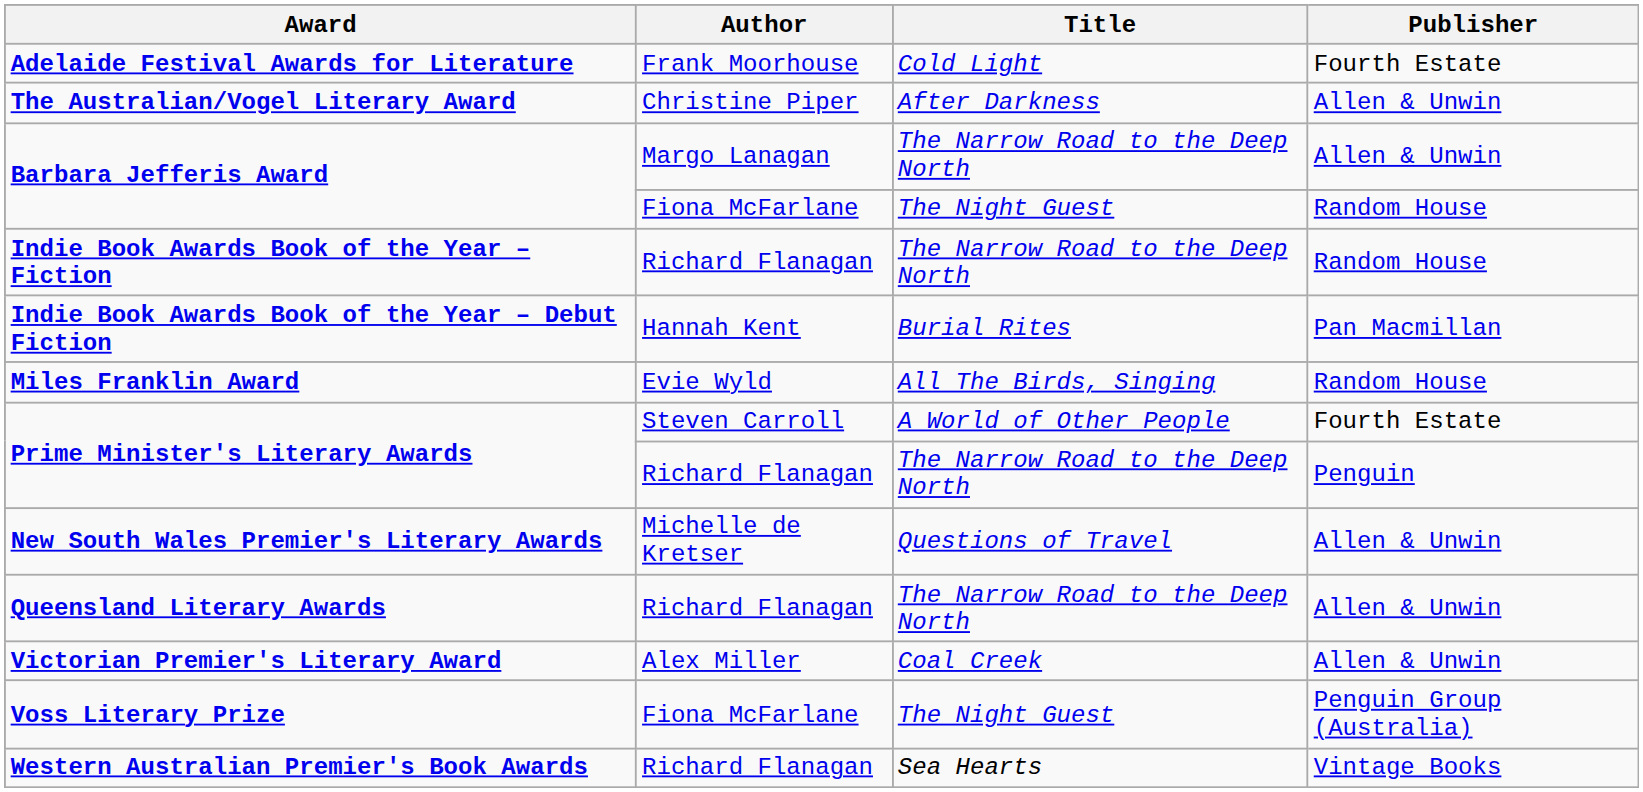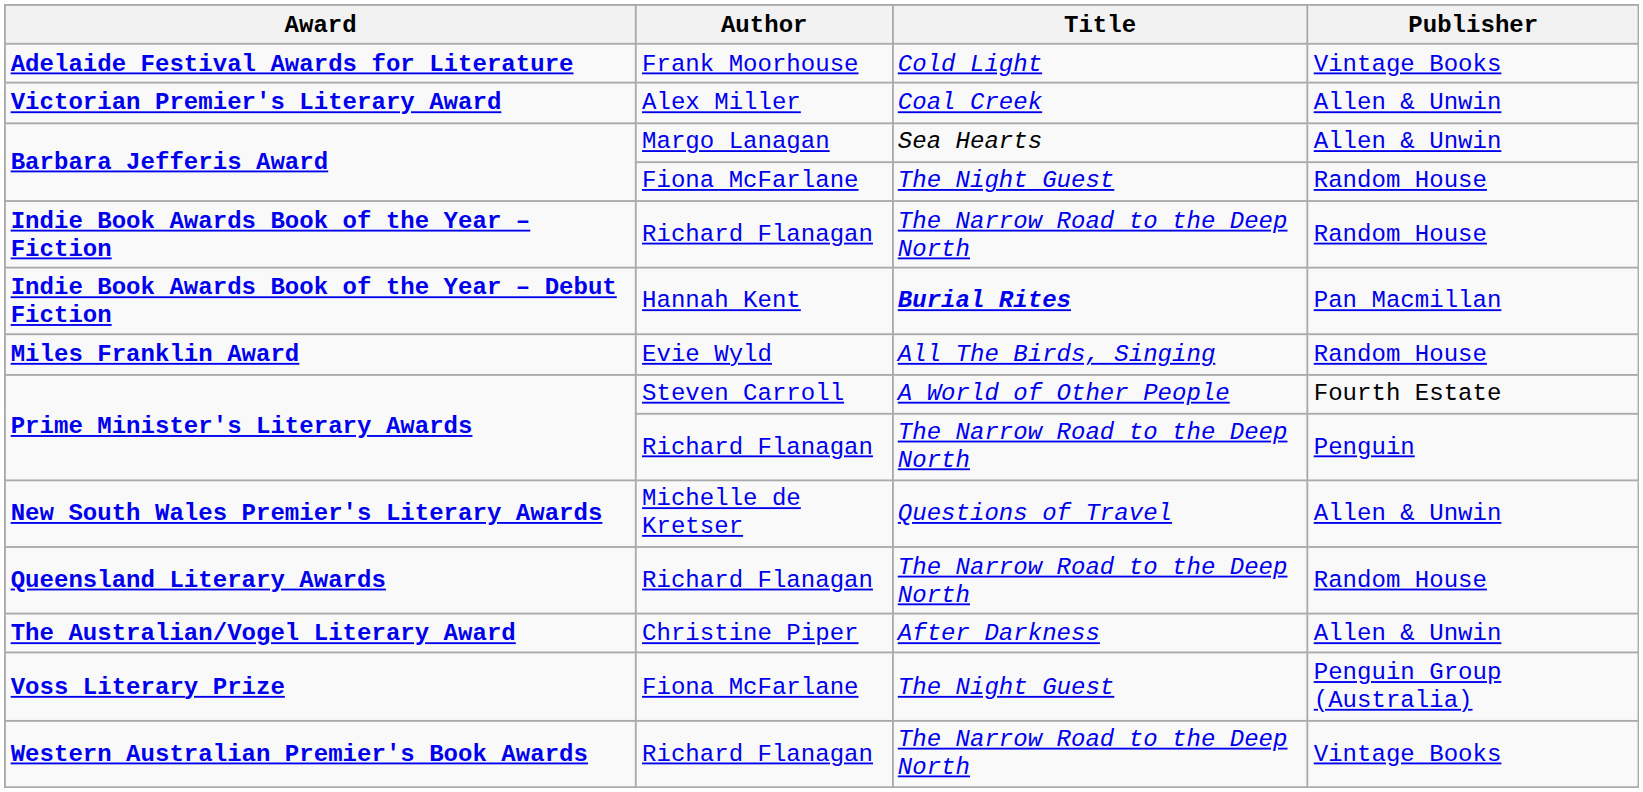(1408, 64) Fourth Estate -> (1408, 64) Vintage Books
rows swapped: (263, 103) <-> (256, 661)
(1093, 156) The Narrow Road to the Deep North -> (970, 142) Sea Hearts
(984, 329) normal -> (984, 301) bold
(1408, 608) Allen & Unwin -> (1400, 581) Random House
(970, 768) Sea Hearts -> (1093, 754) The Narrow Road to the Deep North
